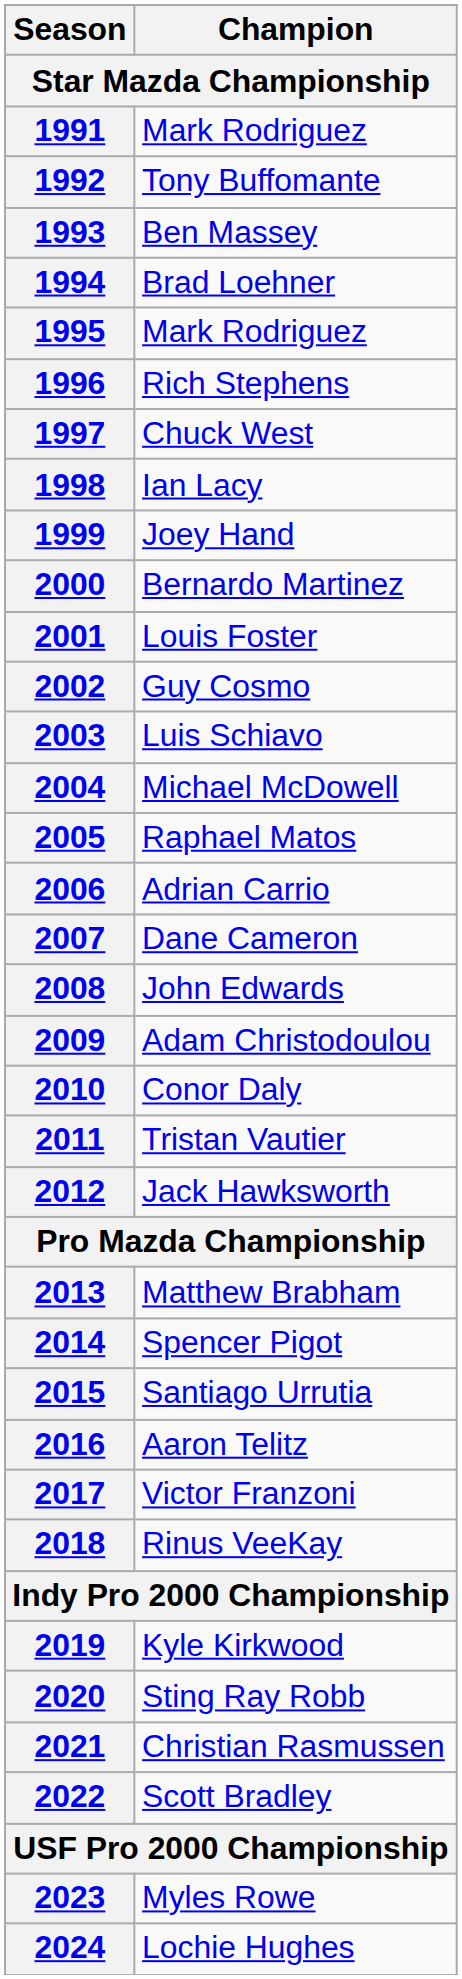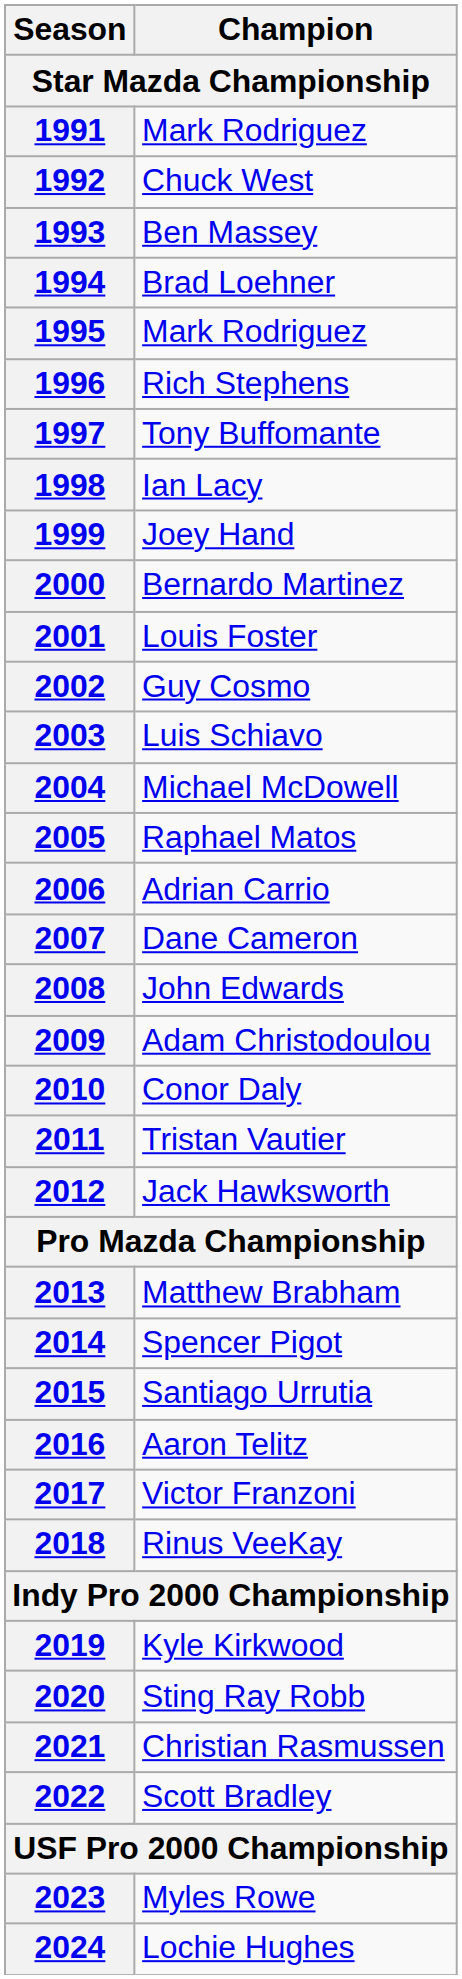(261, 181) Tony Buffomante -> (228, 181) Chuck West
(228, 433) Chuck West -> (261, 433) Tony Buffomante
